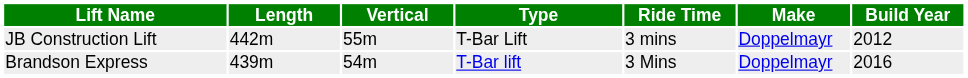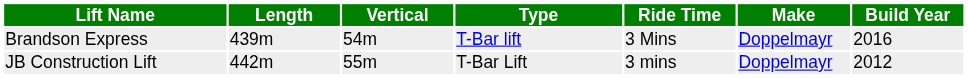rows swapped: (77, 62) <-> (81, 39)
